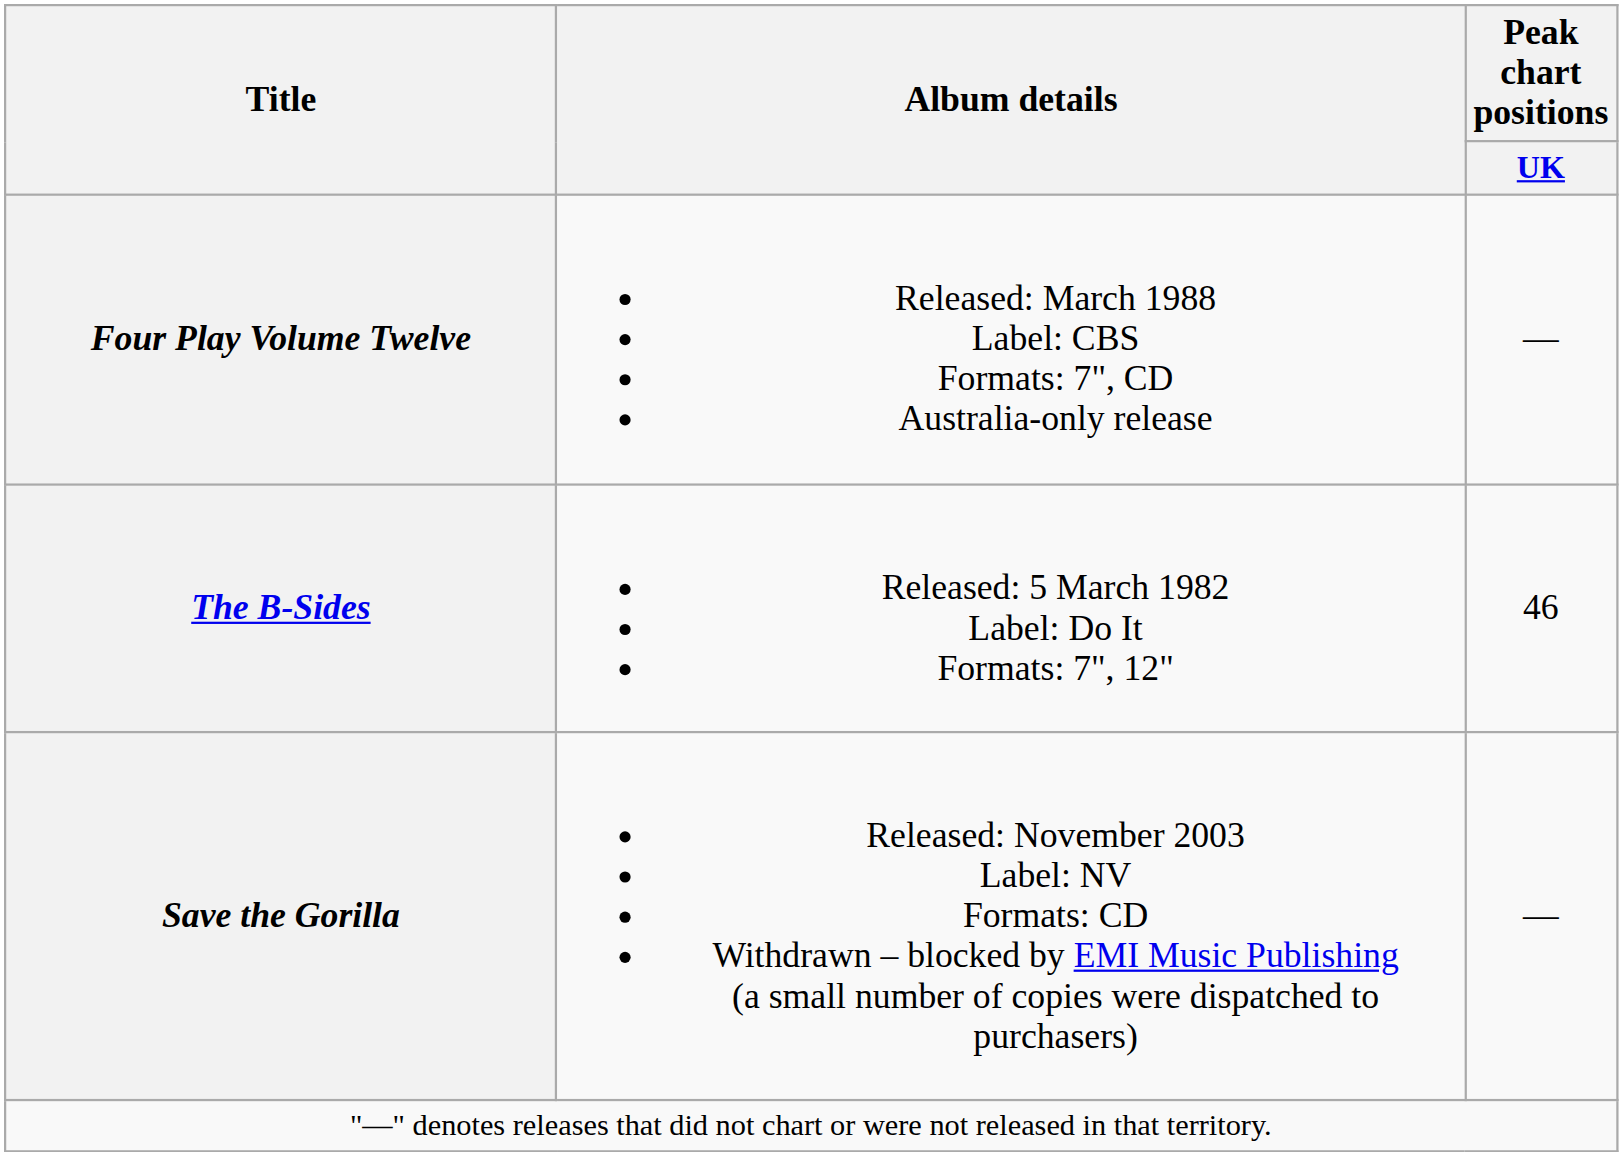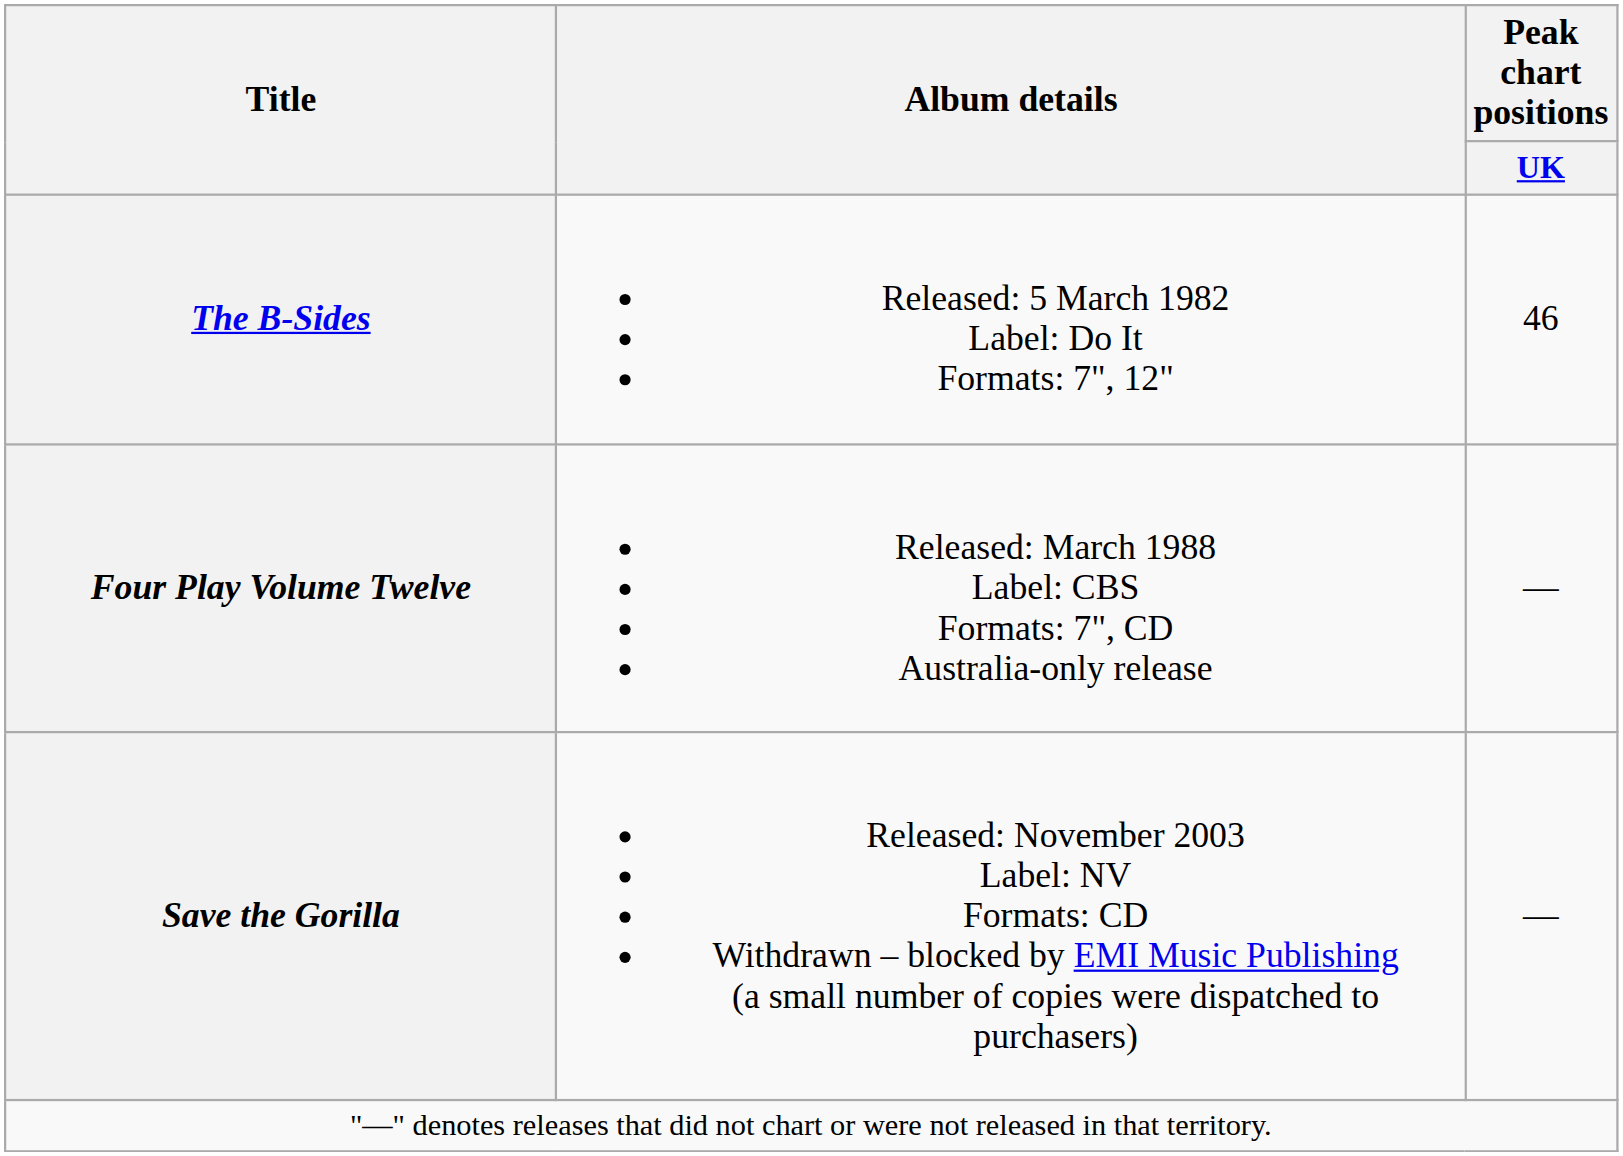rows swapped: (281, 607) <-> (281, 338)
